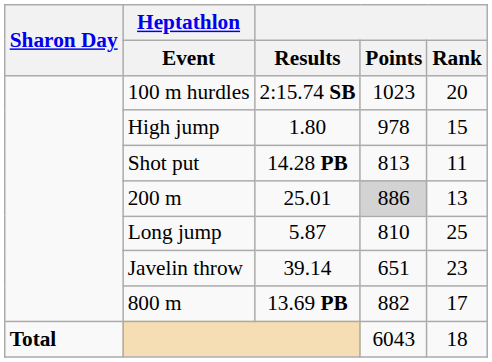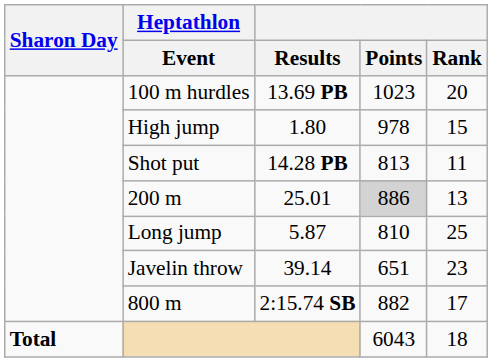(307, 92) 2:15.74 SB -> (307, 92) 13.69 PB
(307, 303) 13.69 PB -> (307, 303) 2:15.74 SB
